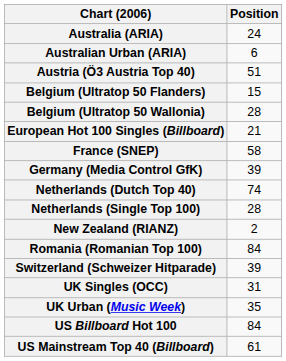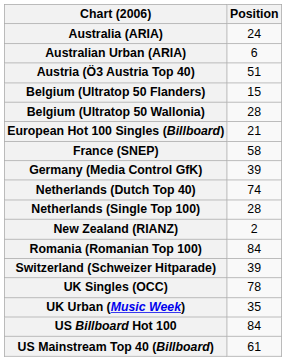(254, 287) 31 -> (254, 287) 78
